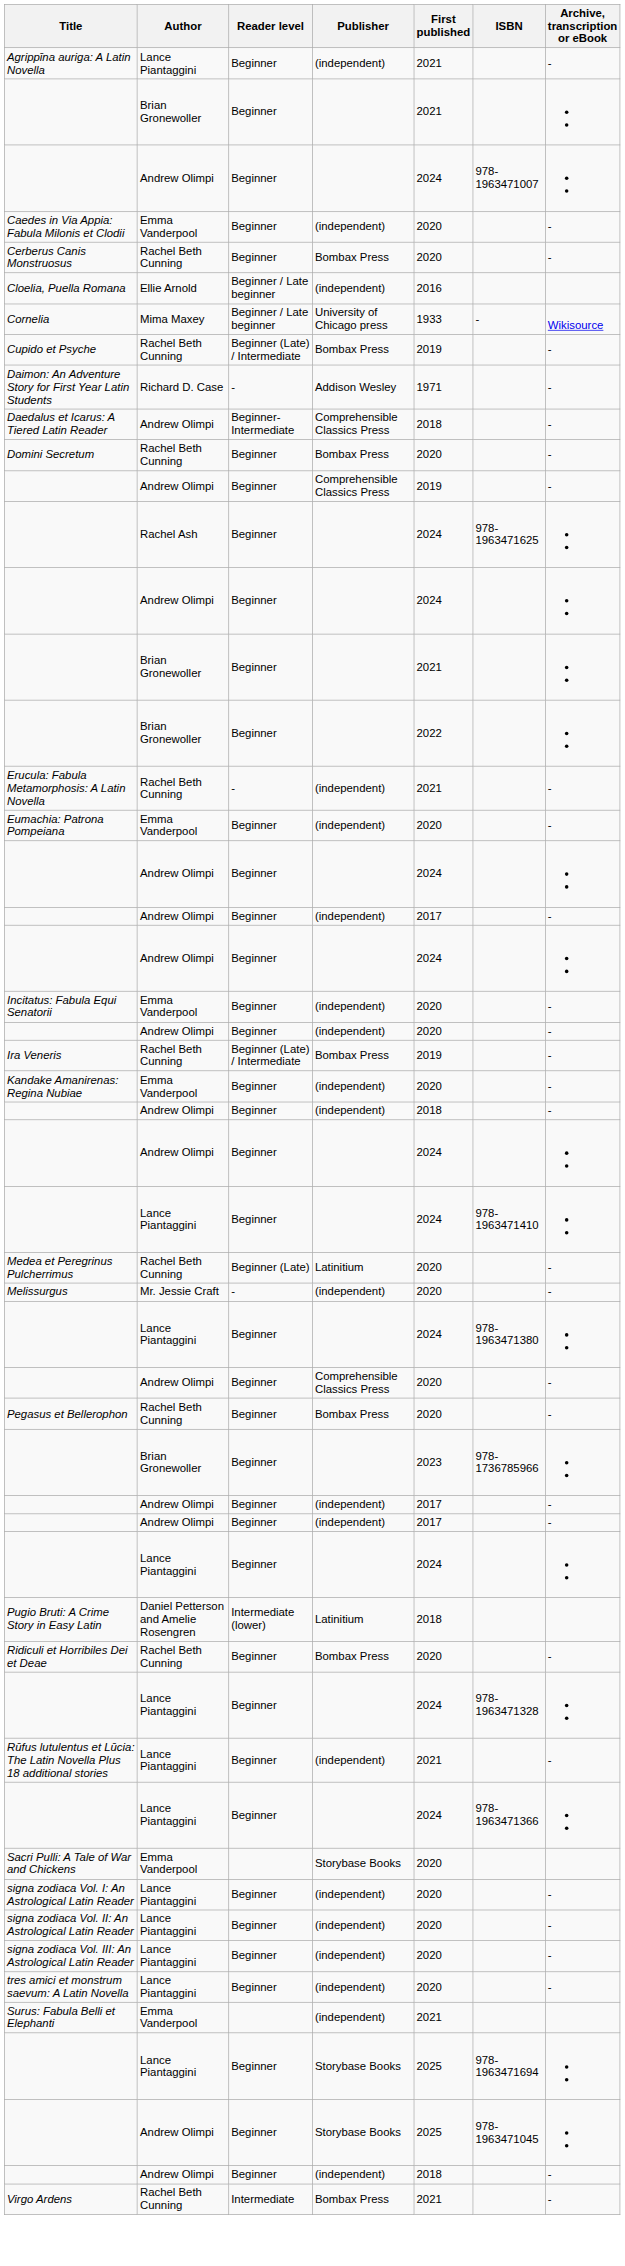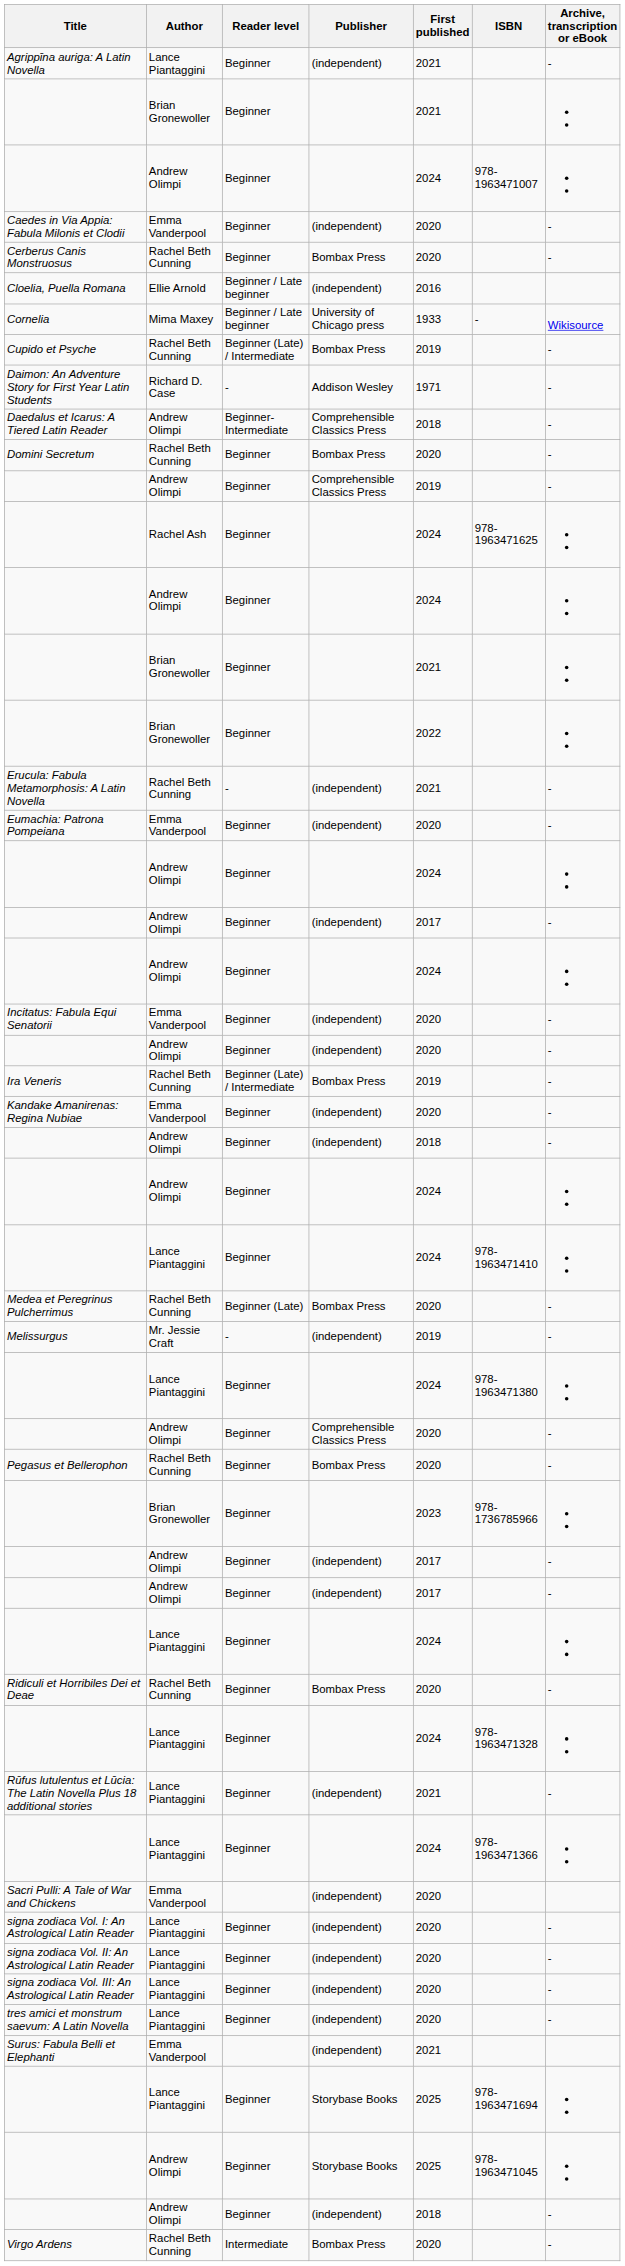(339, 1267) Latinitium -> (349, 1306) Bombax Press
(429, 1292) 2020 -> (428, 1337) 2019
- row: (58, 1619)
(358, 1863) Storybase Books -> (347, 1896) (independent)
(429, 2199) 2021 -> (428, 2245) 2020
